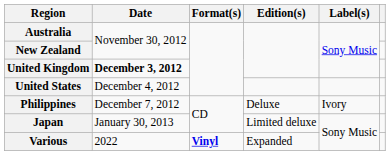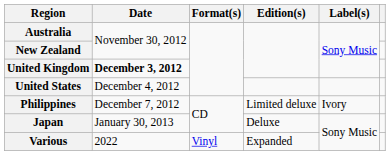(263, 104) Deluxe -> (281, 104) Limited deluxe
(281, 123) Limited deluxe -> (263, 123) Deluxe
(205, 141) bold -> (204, 141) normal
